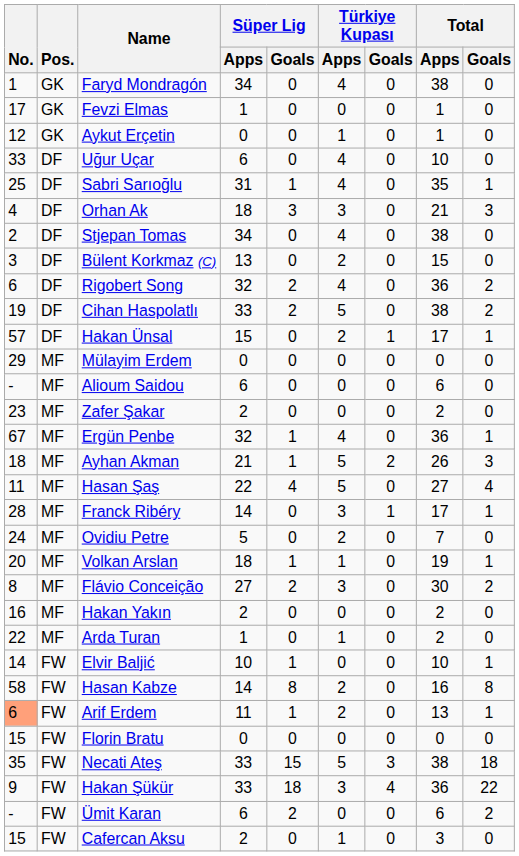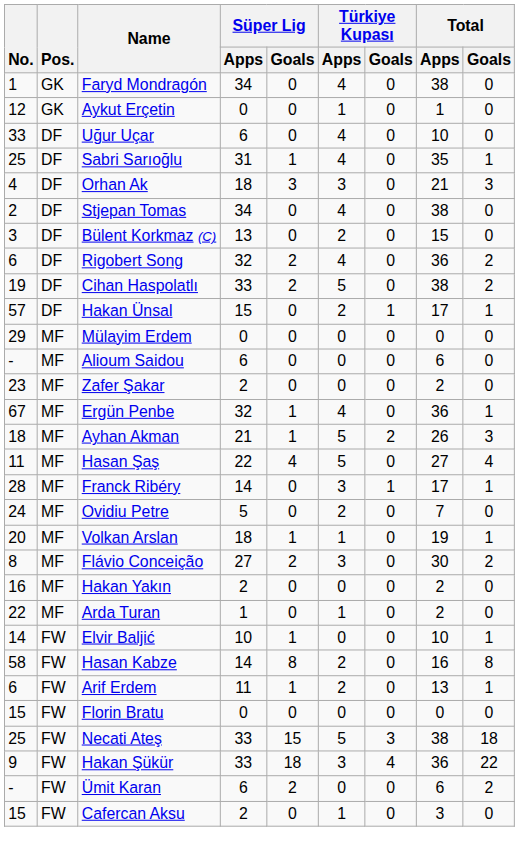- row: (125, 110)
(13, 713) lightsalmon background -> (13, 688) no background
(17, 763) 35 -> (17, 738) 25
